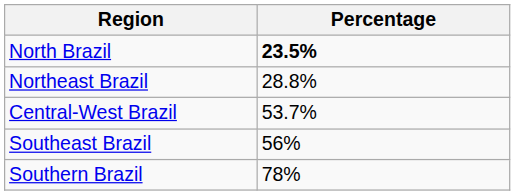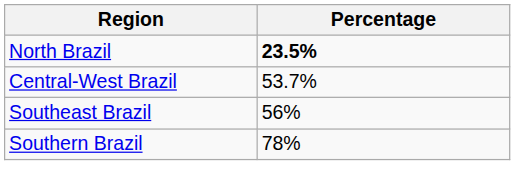- row: (79, 81)
